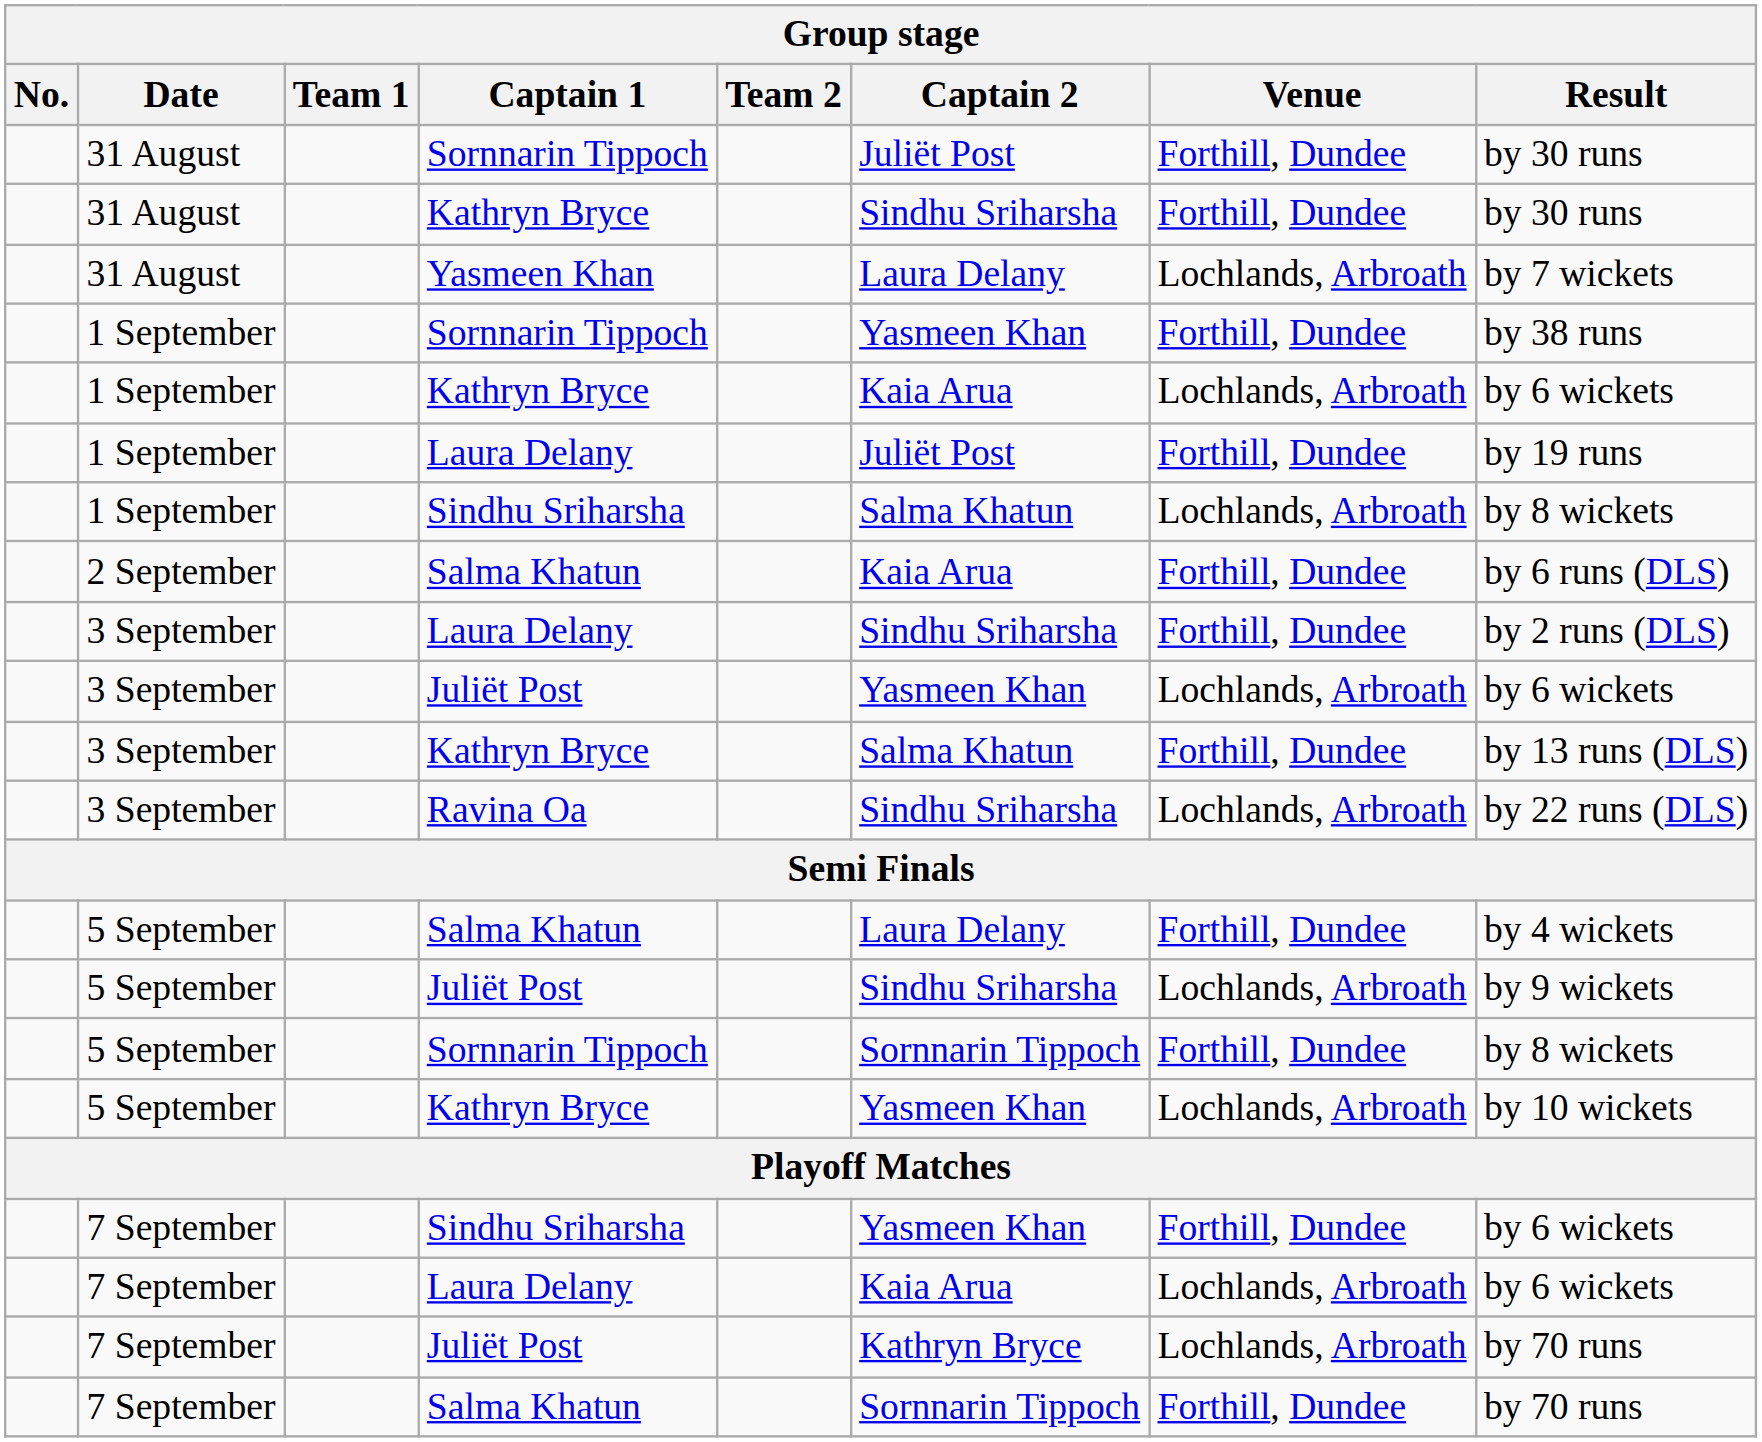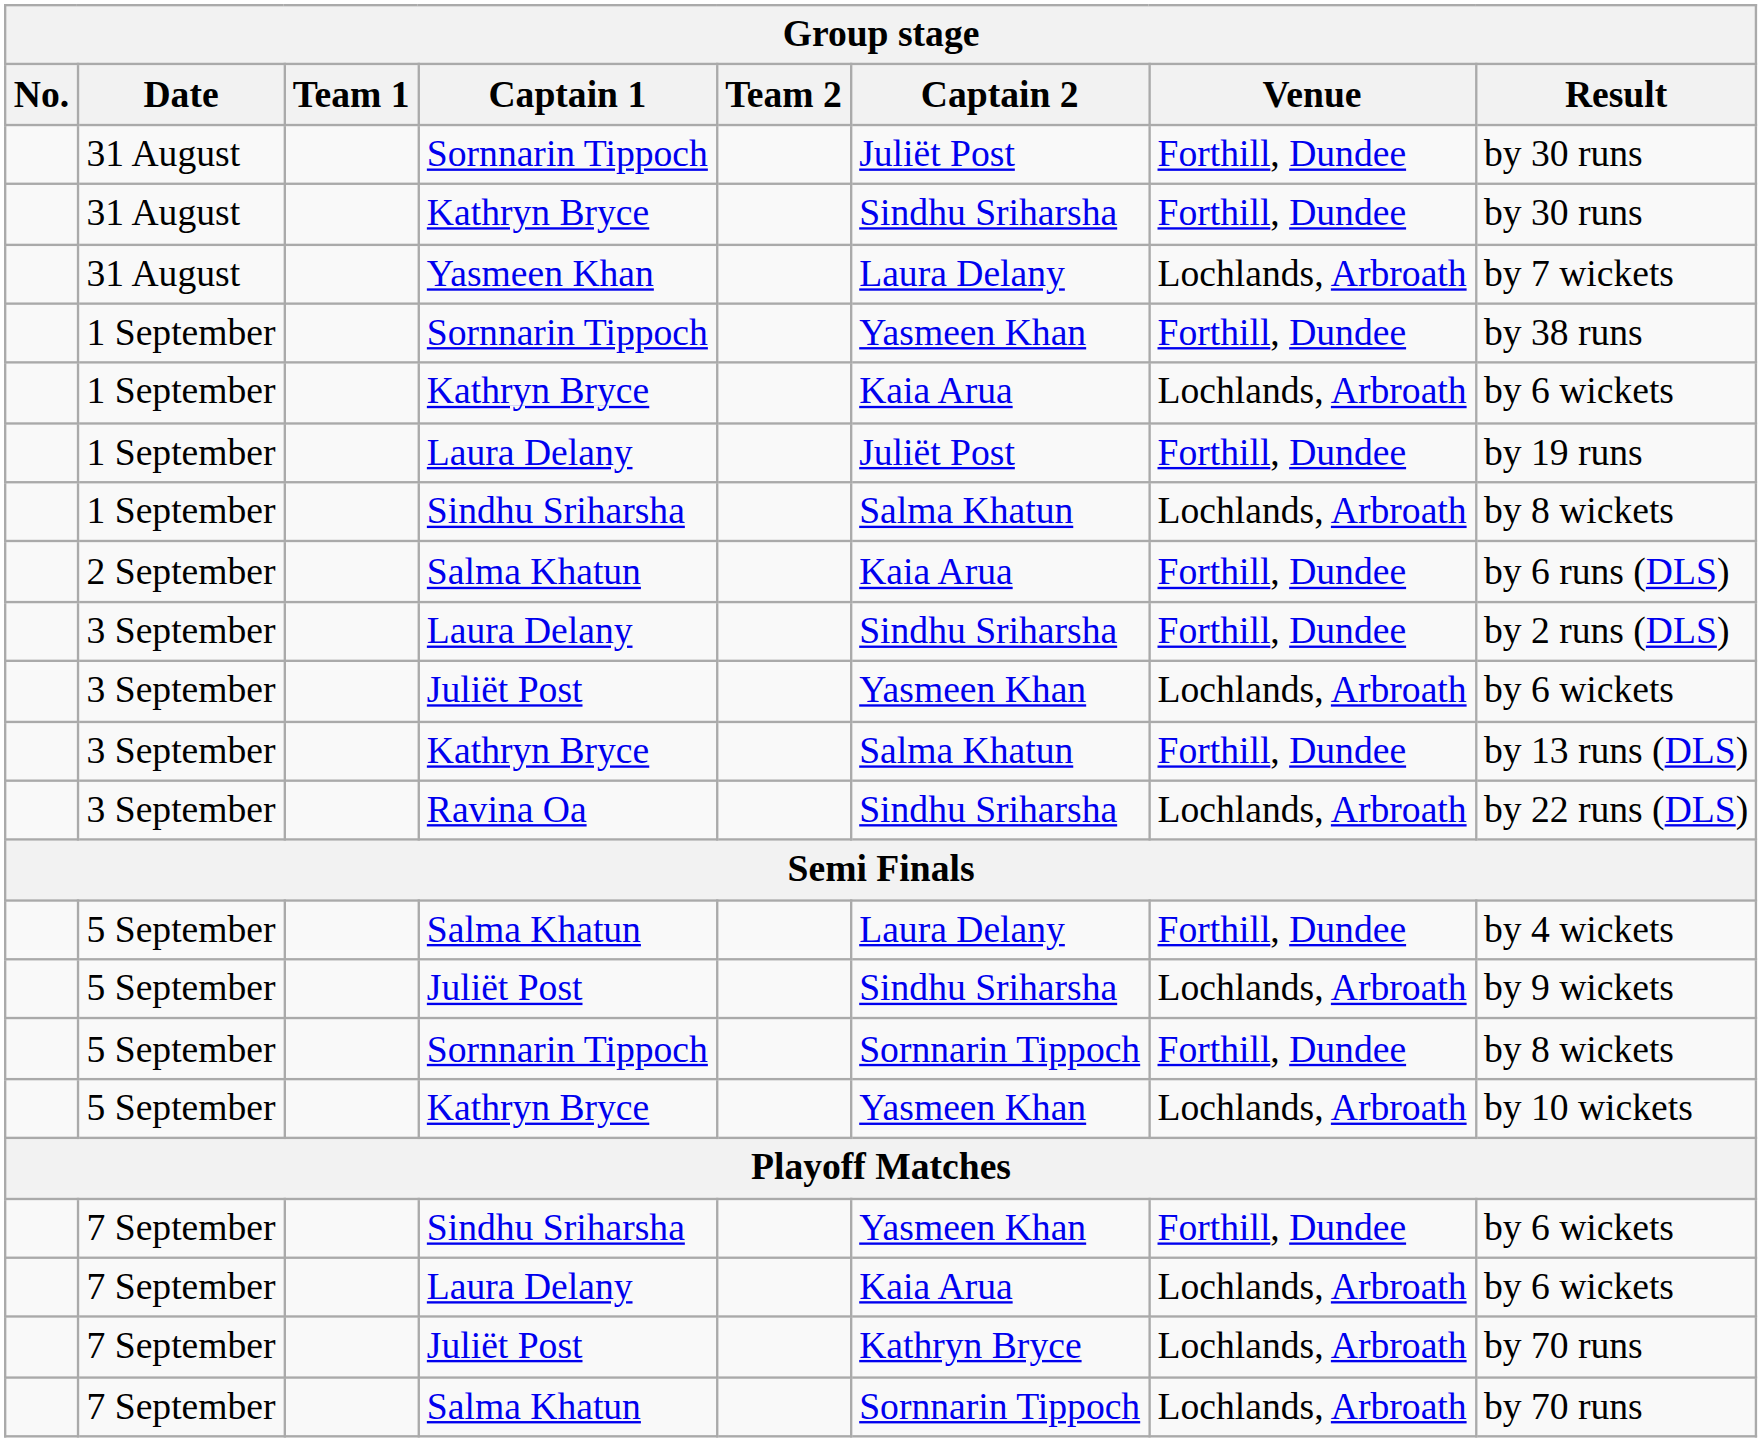(1282, 1405) Forthill, Dundee -> (1312, 1405) Lochlands, Arbroath
